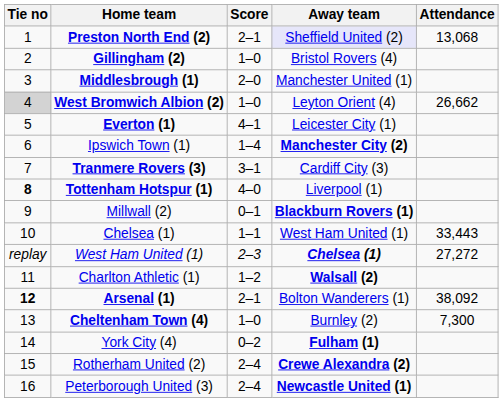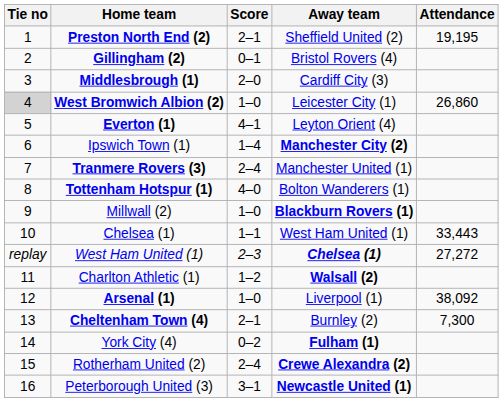(344, 37) lavender background -> (344, 37) no background
(457, 37) 13,068 -> (457, 37) 19,195
(249, 59) 1–0 -> (249, 59) 0–1
(344, 80) Manchester United (1) -> (344, 80) Cardiff City (3)
(344, 102) Leyton Orient (4) -> (344, 102) Leicester City (1)
(457, 102) 26,662 -> (457, 102) 26,860
(344, 124) Leicester City (1) -> (344, 124) Leyton Orient (4)
(249, 168) 3–1 -> (249, 168) 2–4
(344, 168) Cardiff City (3) -> (344, 168) Manchester United (1)
(28, 189) bold -> (28, 189) normal
(344, 189) Liverpool (1) -> (344, 189) Bolton Wanderers (1)
(249, 211) 0–1 -> (249, 211) 1–0
(28, 299) bold -> (28, 299) normal
(249, 299) 2–1 -> (249, 299) 1–0
(344, 299) Bolton Wanderers (1) -> (344, 299) Liverpool (1)
(249, 320) 1–0 -> (249, 320) 2–1
(249, 386) 2–4 -> (249, 386) 3–1
